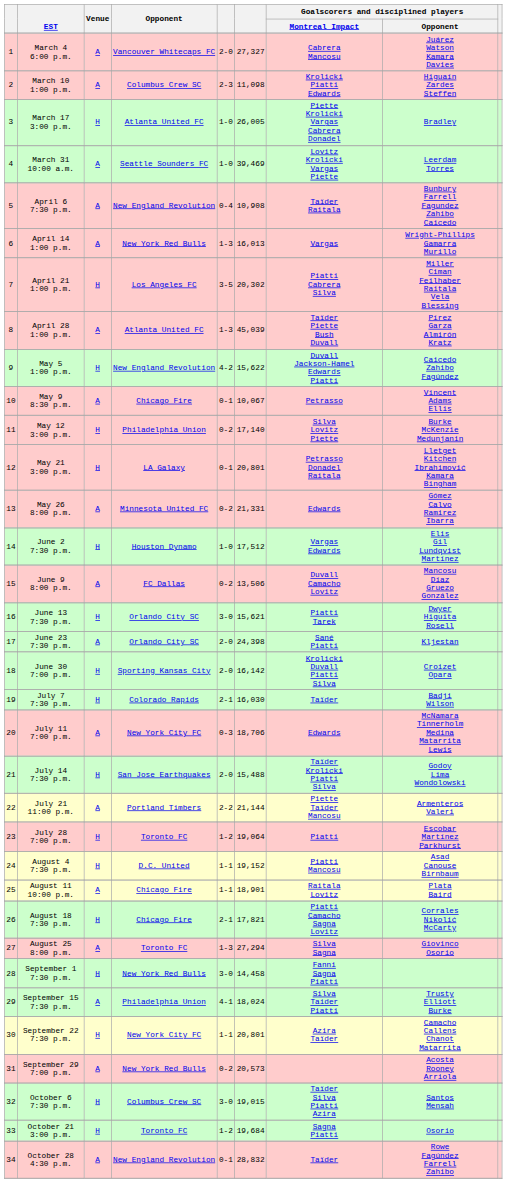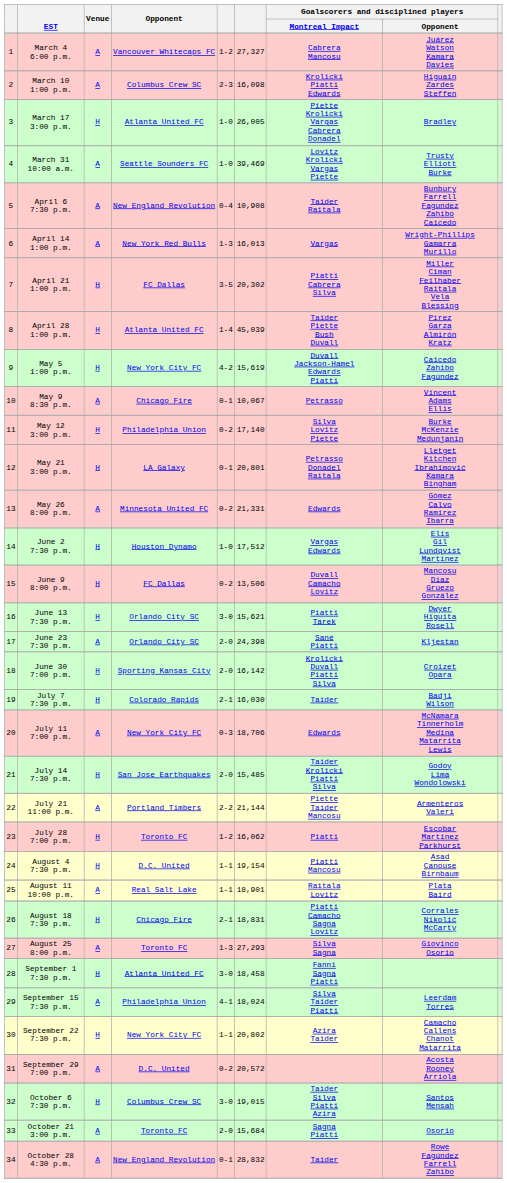(226, 52) 2-0 -> (226, 52) 1-2
(251, 85) 11,098 -> (251, 85) 16,098
(440, 164) Leerdam Torres -> (440, 164) Trusty Elliott Burke
(164, 285) Los Angeles FC -> (164, 285) FC Dallas
(98, 331) A -> (98, 331) H
(226, 331) 1-3 -> (226, 331) 1-4
(164, 368) New England Revolution -> (164, 368) New York City FC
(251, 368) 15,622 -> (251, 368) 15,619
(98, 584) A -> (98, 584) H
(251, 775) 15,488 -> (251, 775) 15,485
(251, 837) 19,064 -> (251, 837) 16,062
(251, 866) 19,152 -> (251, 866) 19,154
(164, 890) Chicago Fire -> (164, 890) Real Salt Lake
(251, 919) 17,821 -> (251, 919) 18,831
(251, 948) 27,294 -> (251, 948) 27,293
(164, 973) New York Red Bulls -> (164, 973) Atlanta United FC
(251, 973) 14,458 -> (251, 973) 18,458
(440, 1002) Trusty Elliott Burke -> (440, 1002) Leerdam Torres
(251, 1035) 20,801 -> (251, 1035) 20,802
(164, 1069) New York Red Bulls -> (164, 1069) D.C. United
(251, 1069) 20,573 -> (251, 1069) 20,572
(98, 1131) H -> (98, 1131) A
(226, 1131) 1-2 -> (226, 1131) 2-0
(251, 1131) 19,684 -> (251, 1131) 15,684
